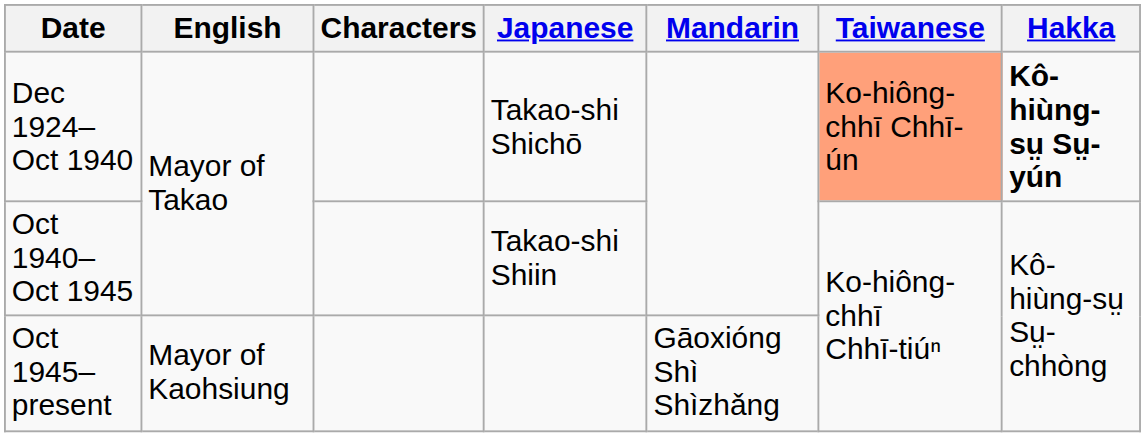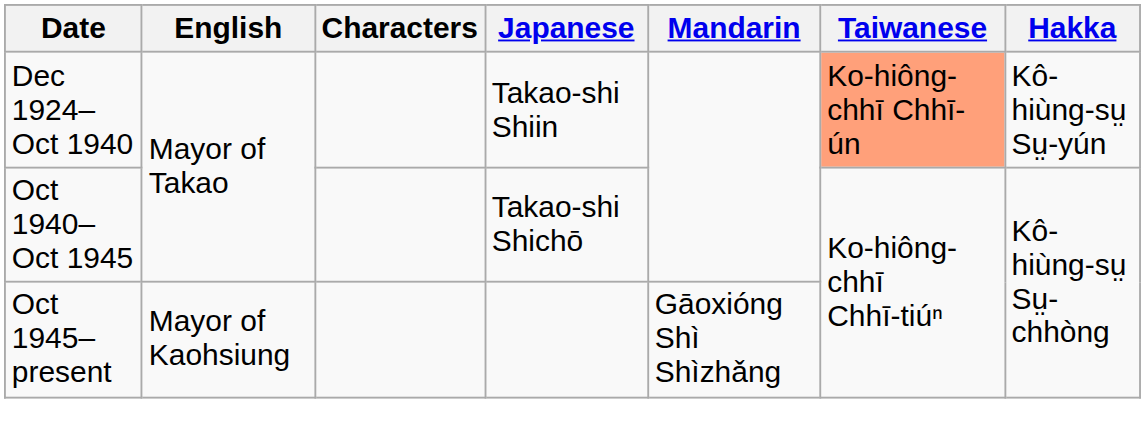(555, 126) Takao-shi Shichō -> (556, 109) Takao-shi Shiin
(1055, 126) bold -> (1069, 109) normal
(555, 257) Takao-shi Shiin -> (556, 224) Takao-shi Shichō
